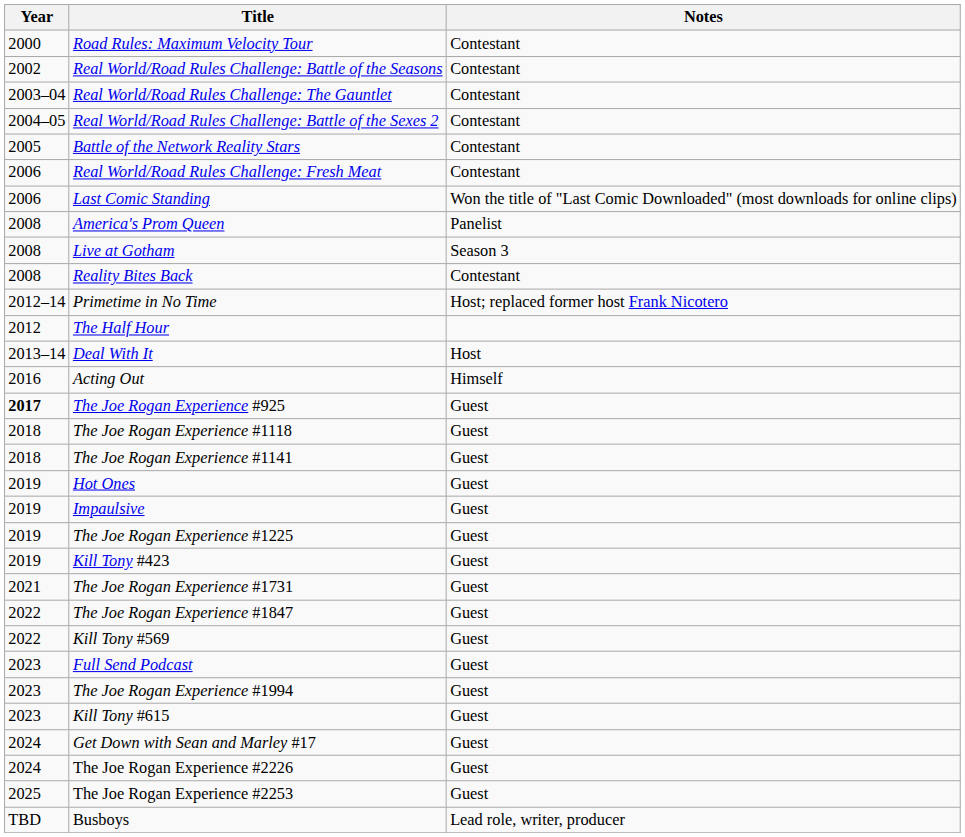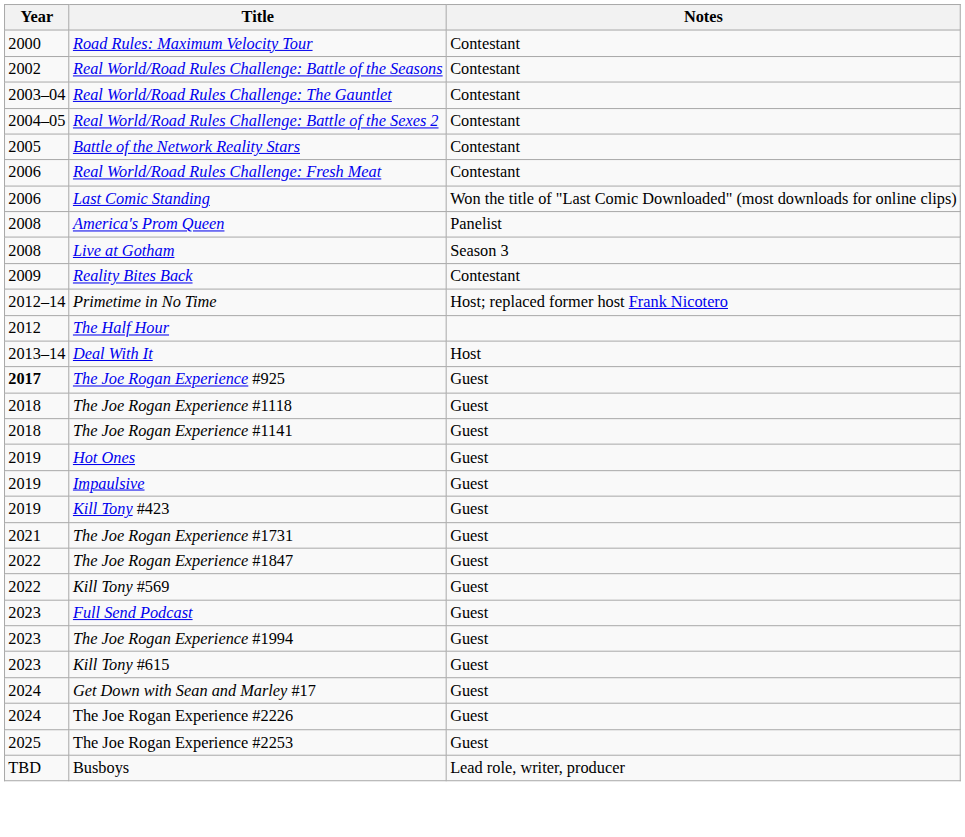(25, 276) 2008 -> (25, 276) 2009
- row: (108, 379)
- row: (183, 535)
